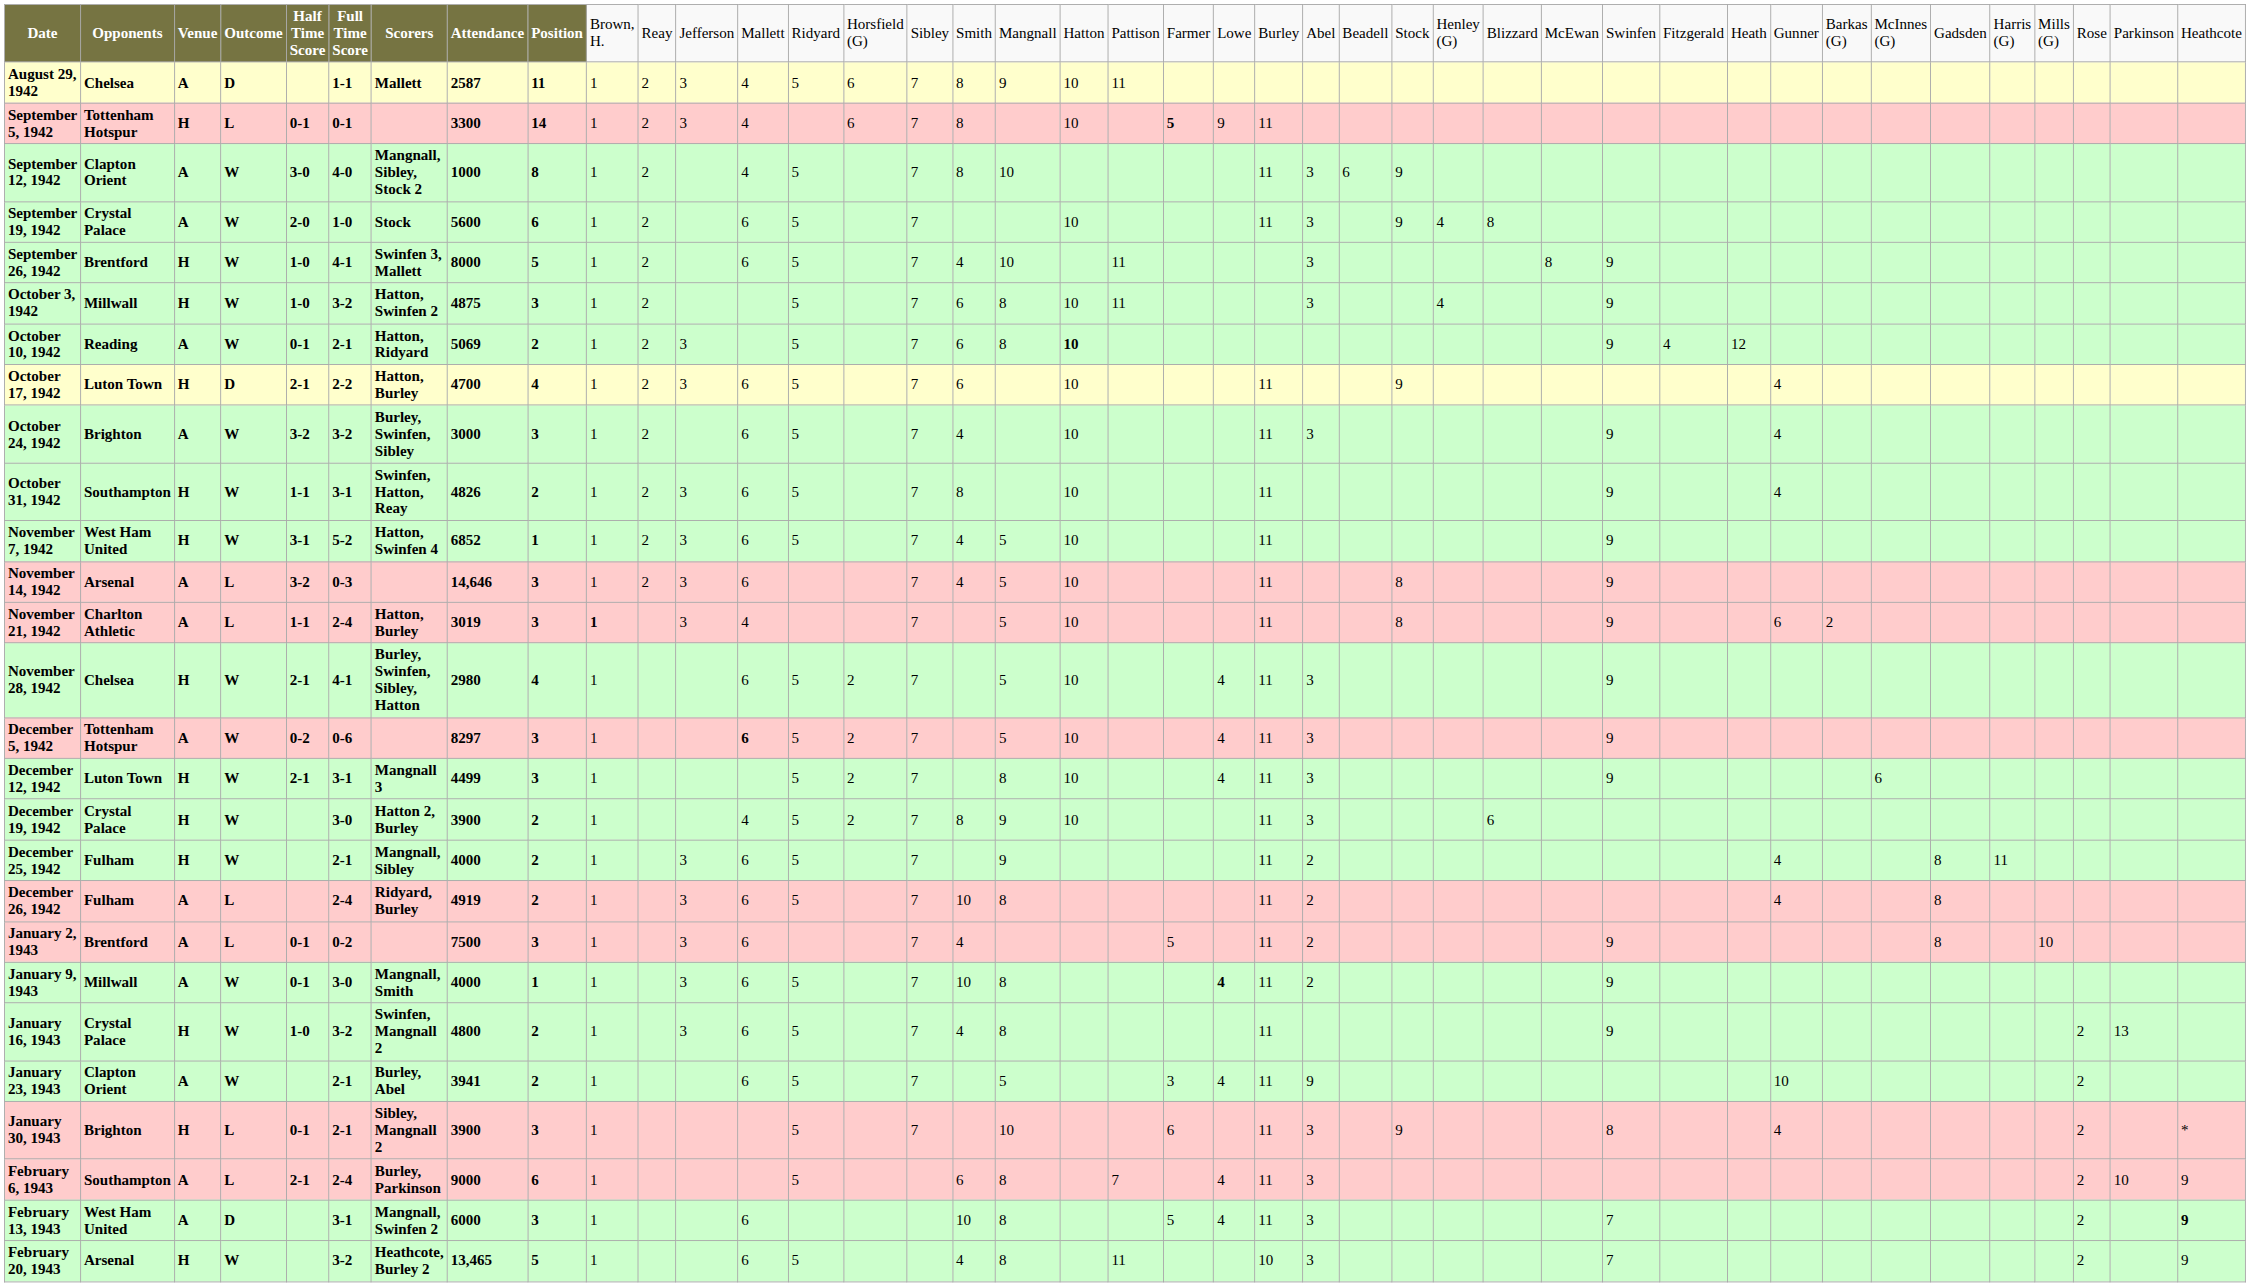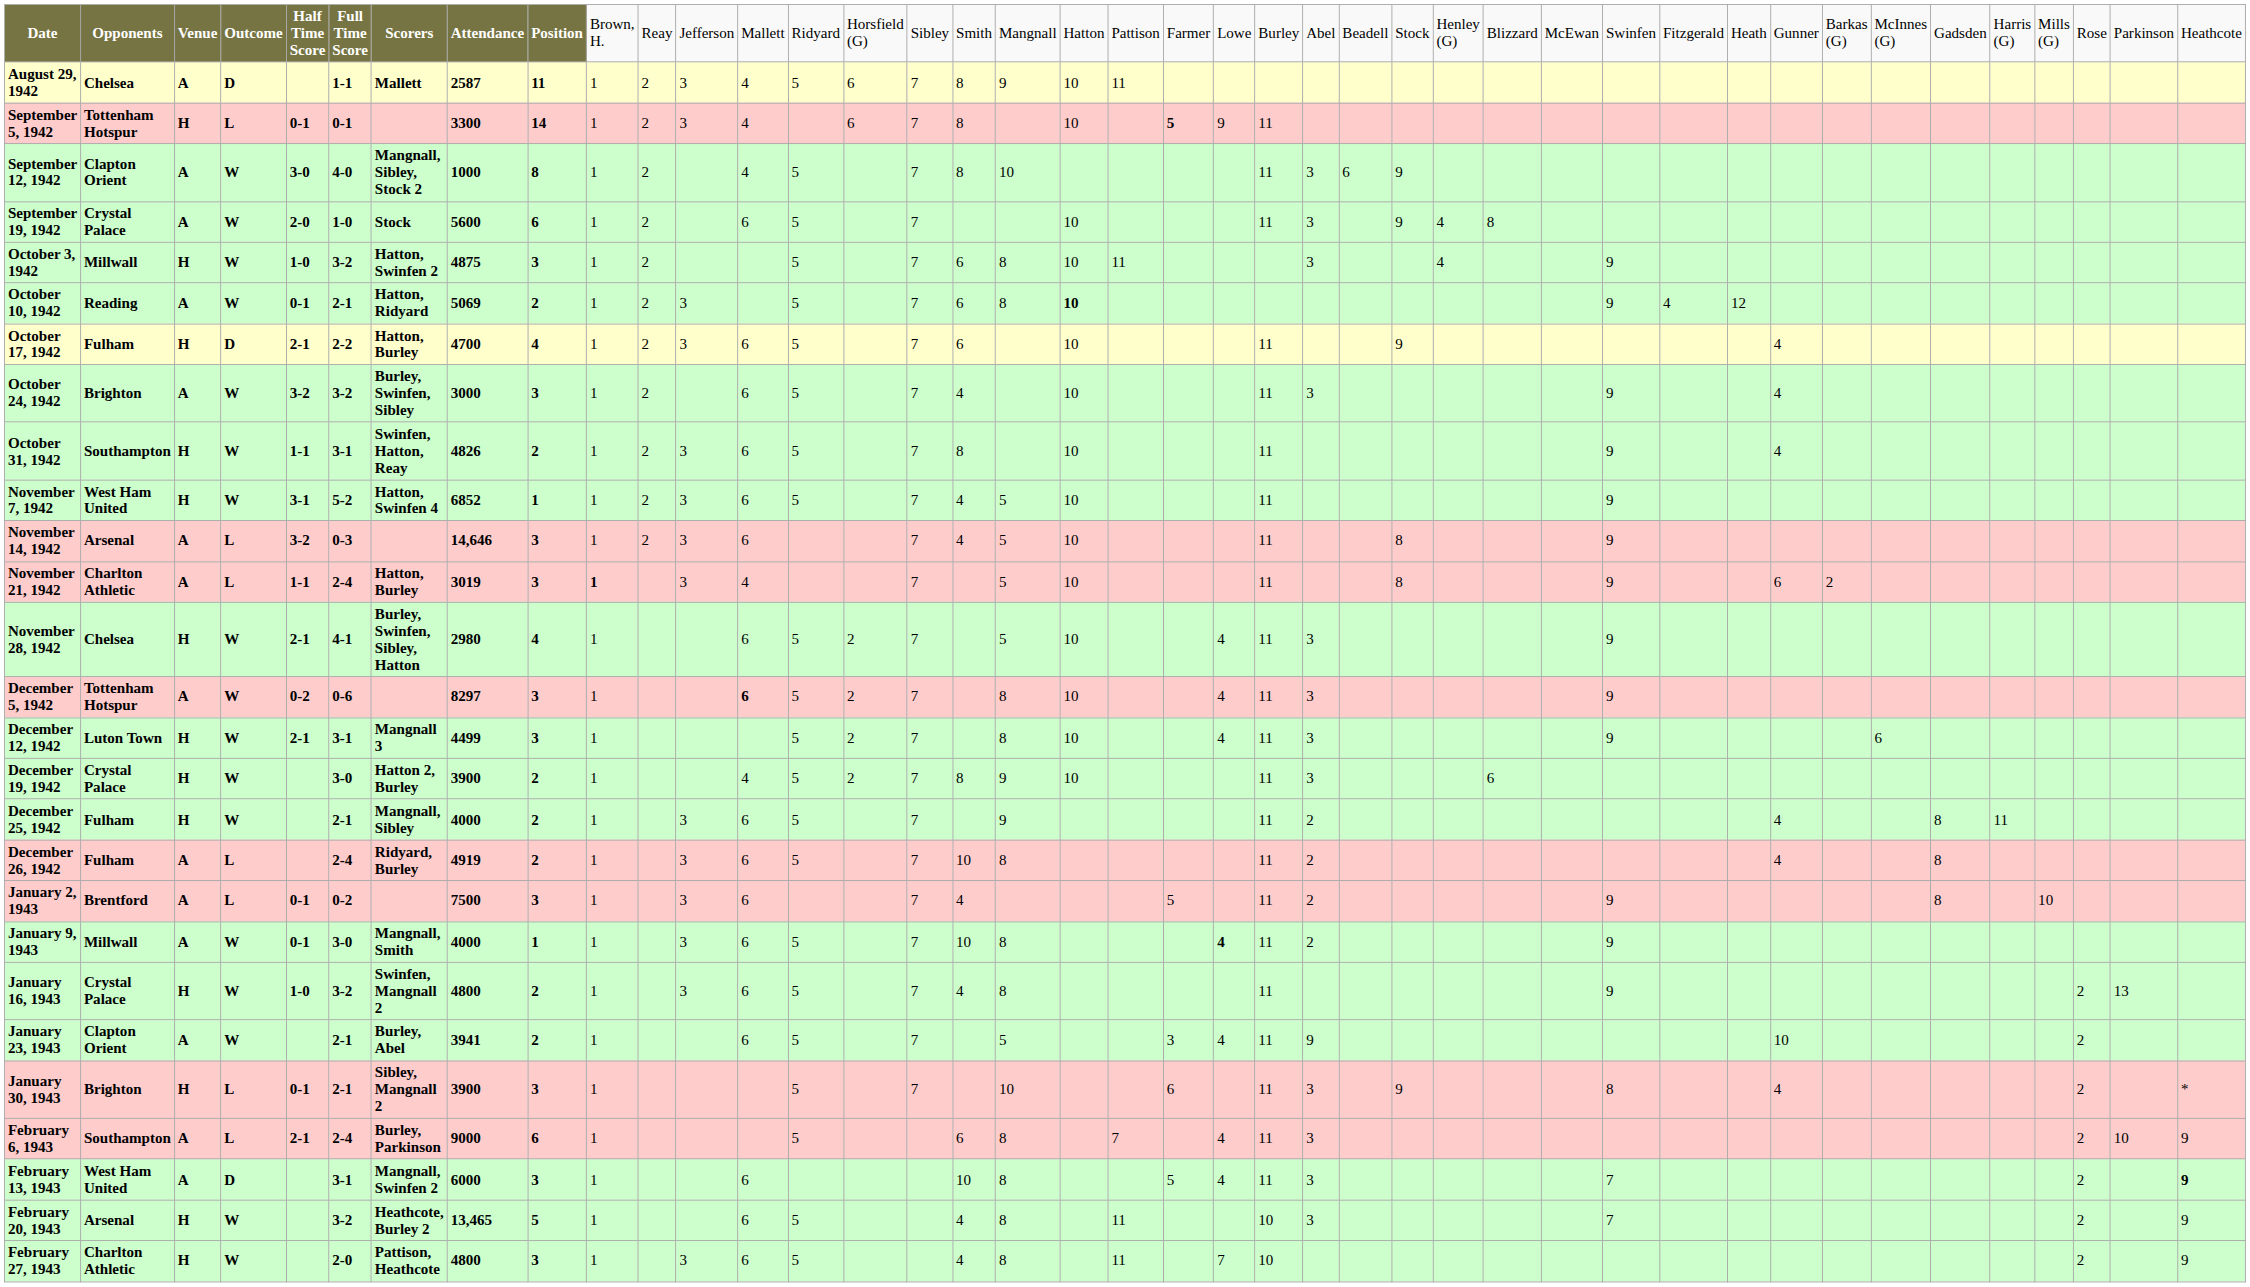- row: (42, 262)
(123, 384) Luton Town -> (109, 344) Fulham
(1003, 737) 5 -> (1003, 697) 8
+ row: (38, 1261)
